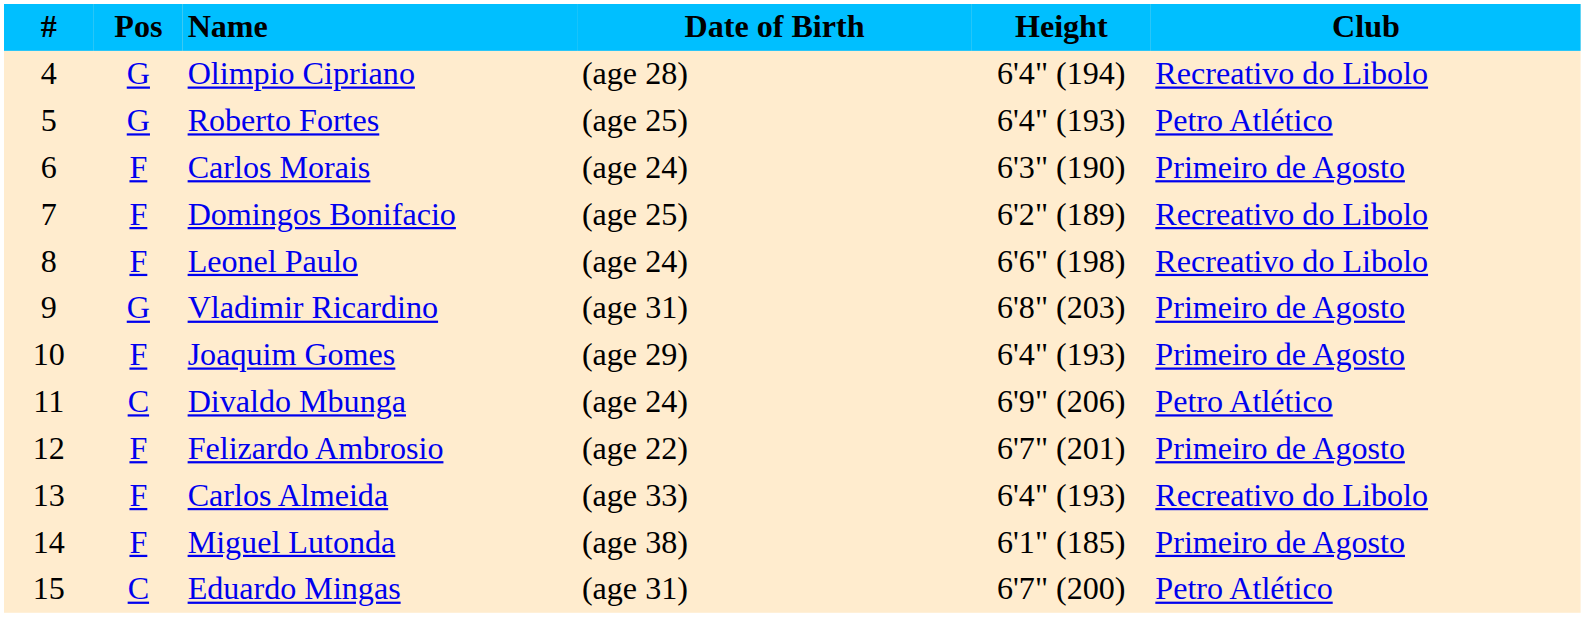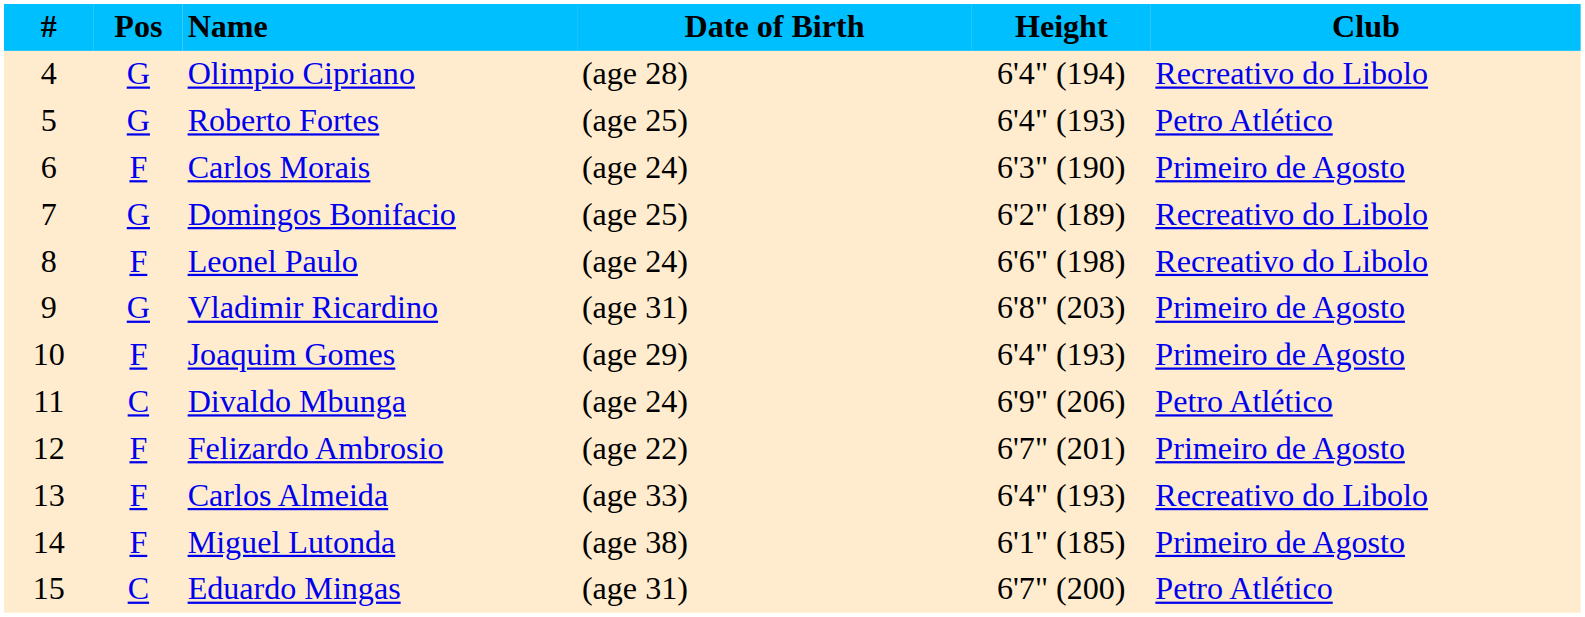(138, 214) F -> (138, 214) G
